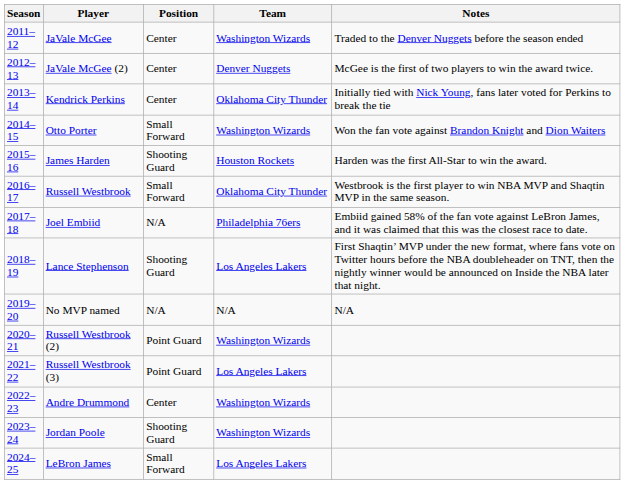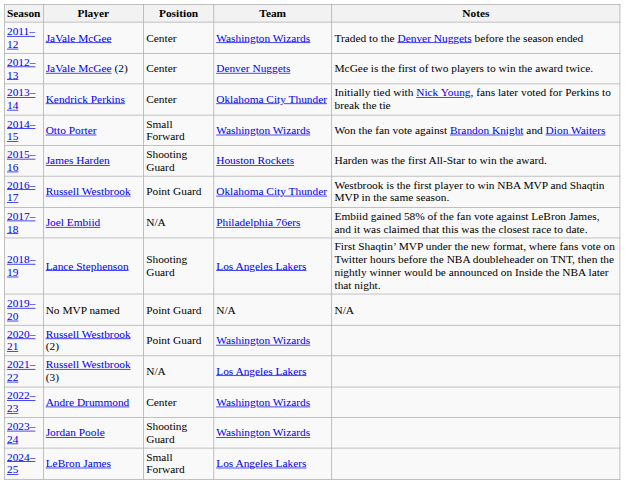(165, 191) Small Forward -> (174, 191) Point Guard
(156, 309) N/A -> (174, 309) Point Guard
(174, 371) Point Guard -> (156, 371) N/A
